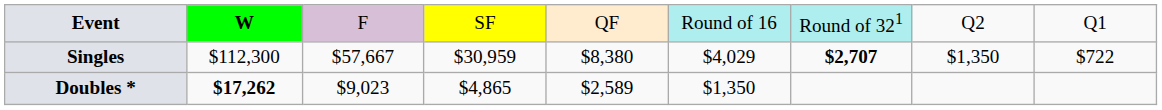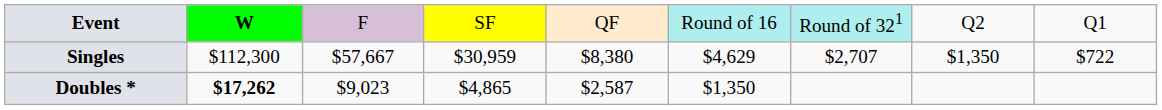(729, 57) $4,029 -> (729, 57) $4,629
(851, 57) bold -> (851, 57) normal
(607, 88) $2,589 -> (607, 88) $2,587
